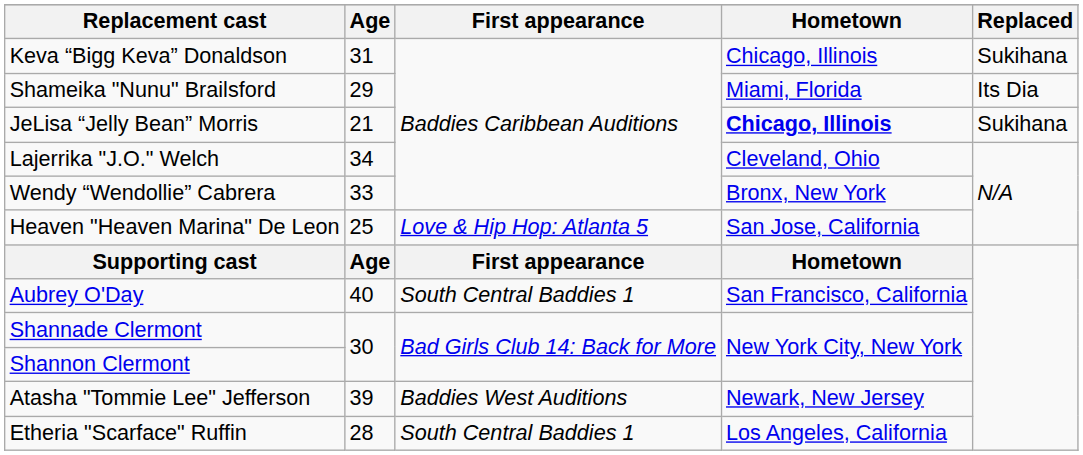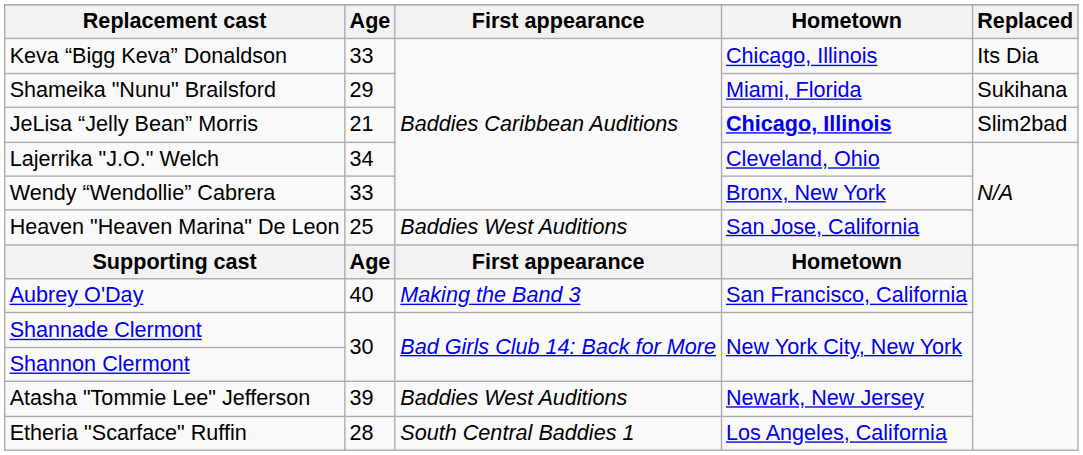(362, 55) 31 -> (362, 55) 33
(1022, 55) Sukihana -> (1008, 55) Its Dia
(1008, 90) Its Dia -> (1022, 90) Sukihana
(1022, 124) Sukihana -> (1022, 124) Slim2bad
(524, 227) Love & Hip Hop: Atlanta 5 -> (514, 227) Baddies West Auditions
(517, 295) South Central Baddies 1 -> (490, 295) Making the Band 3
